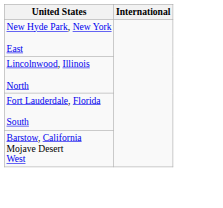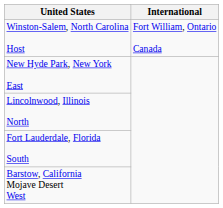+ row: (68, 38)
